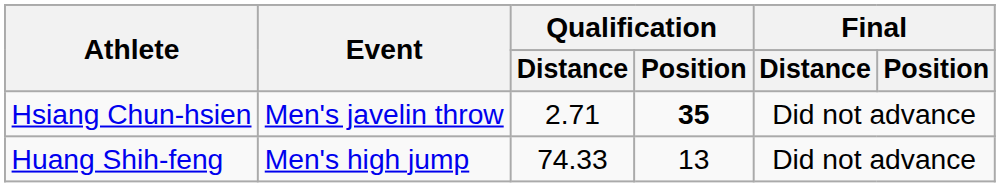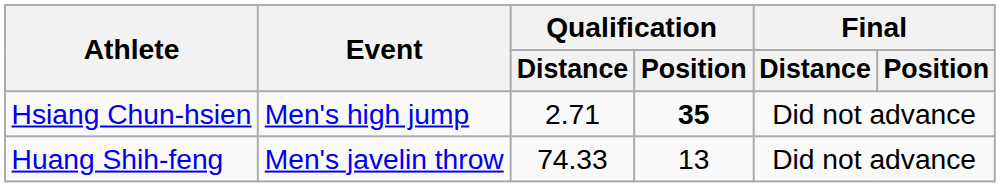(384, 114) Men's javelin throw -> (367, 114) Men's high jump
(367, 159) Men's high jump -> (384, 159) Men's javelin throw
